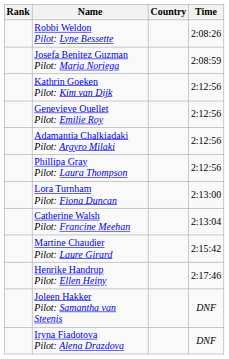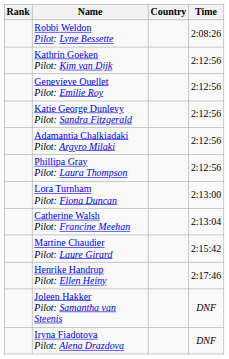- row: (81, 60)
+ row: (83, 114)
